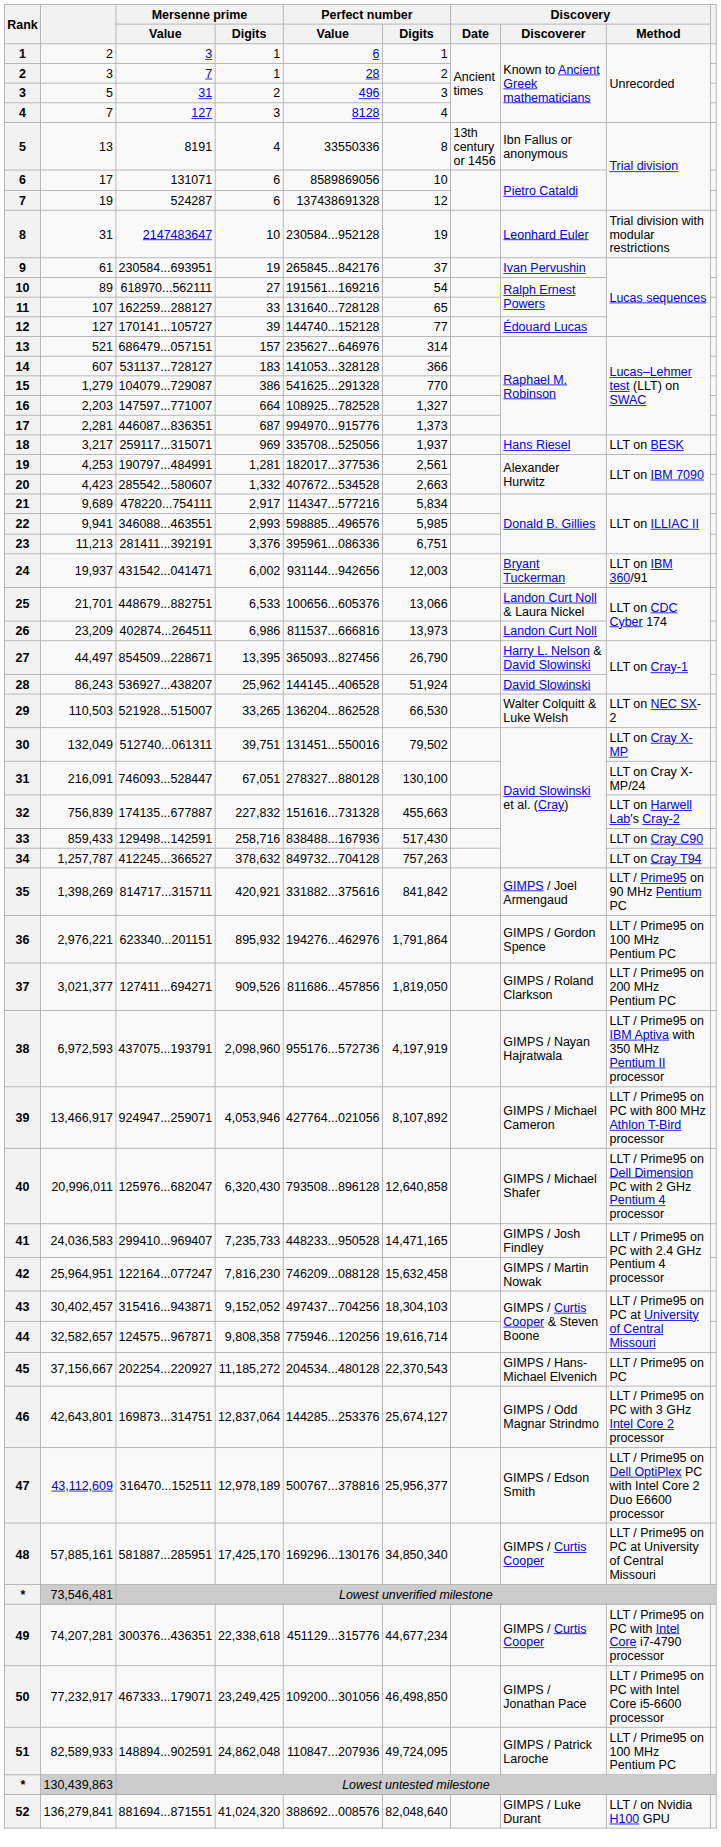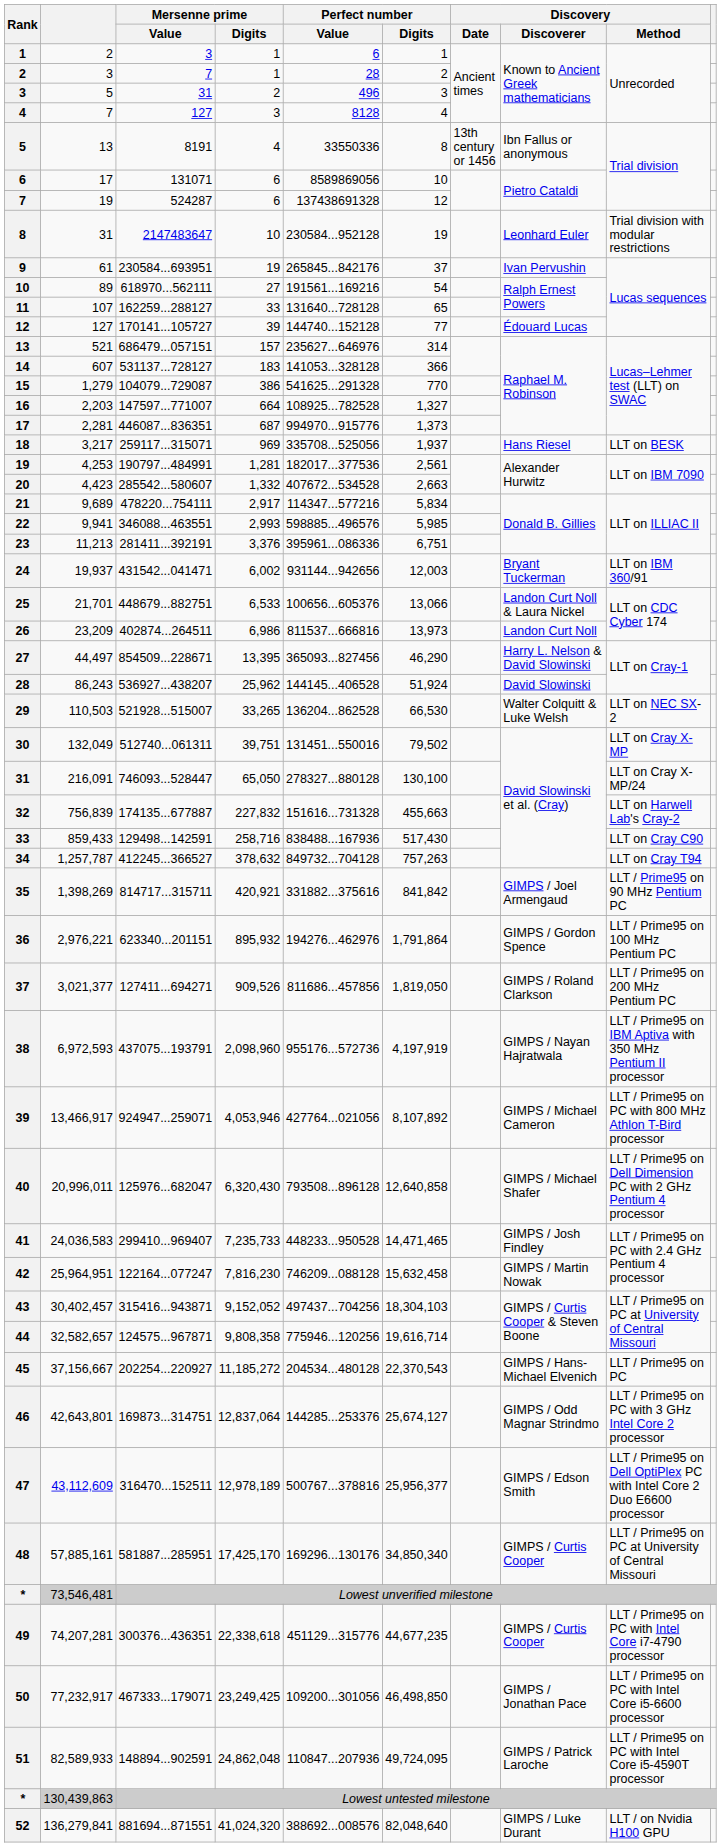(429, 658) 26,790 -> (429, 658) 46,290
(261, 778) 67,051 -> (261, 778) 65,050
(416, 1240) 14,471,165 -> (416, 1240) 14,471,465
(416, 1635) 44,677,234 -> (416, 1635) 44,677,235
(657, 1751) LLT / Prime95 on 100 MHz Pentium PC -> (657, 1758) LLT / Prime95 on PC with Intel Core i5-4590T processor
